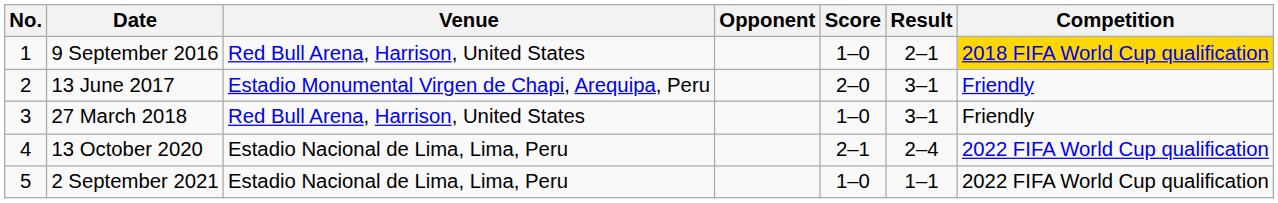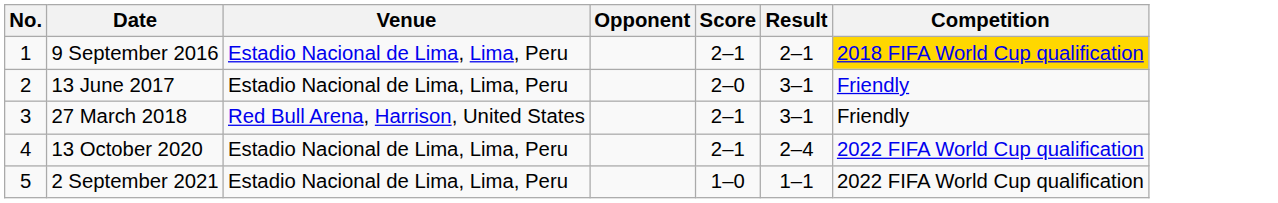(406, 52) Red Bull Arena, Harrison, United States -> (398, 52) Estadio Nacional de Lima, Lima, Peru
(853, 52) 1–0 -> (728, 52) 2–1
(469, 85) Estadio Monumental Virgen de Chapi, Arequipa, Peru -> (398, 85) Estadio Nacional de Lima, Lima, Peru
(853, 117) 1–0 -> (728, 117) 2–1
